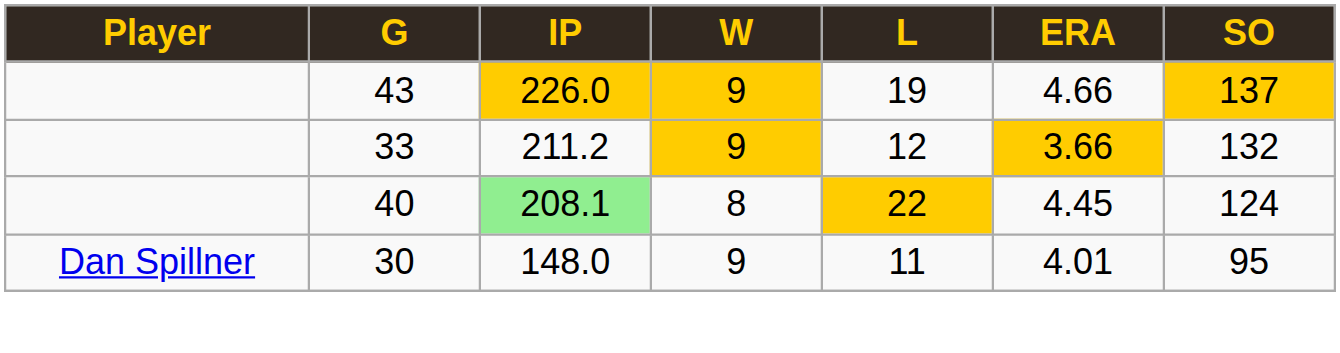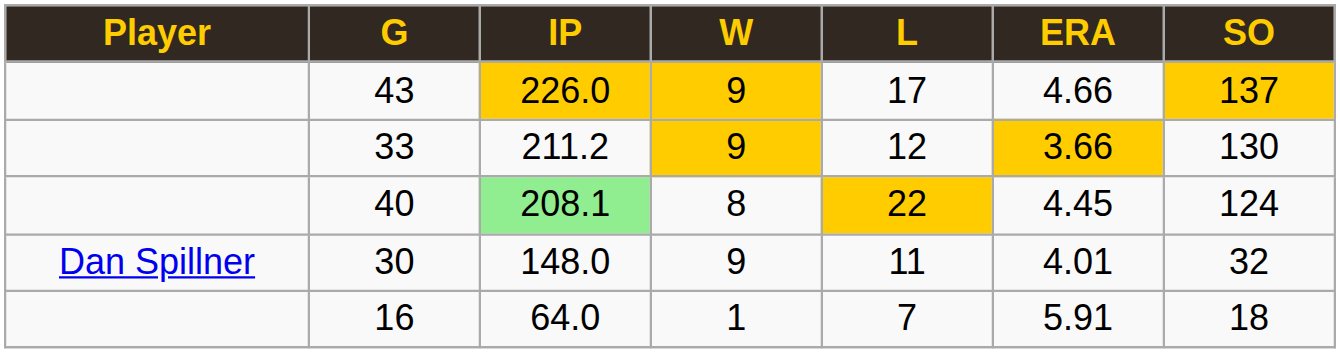(907, 90) 19 -> (907, 90) 17
(1249, 147) 132 -> (1249, 147) 130
(1249, 261) 95 -> (1249, 261) 32
+ row: (394, 318)
